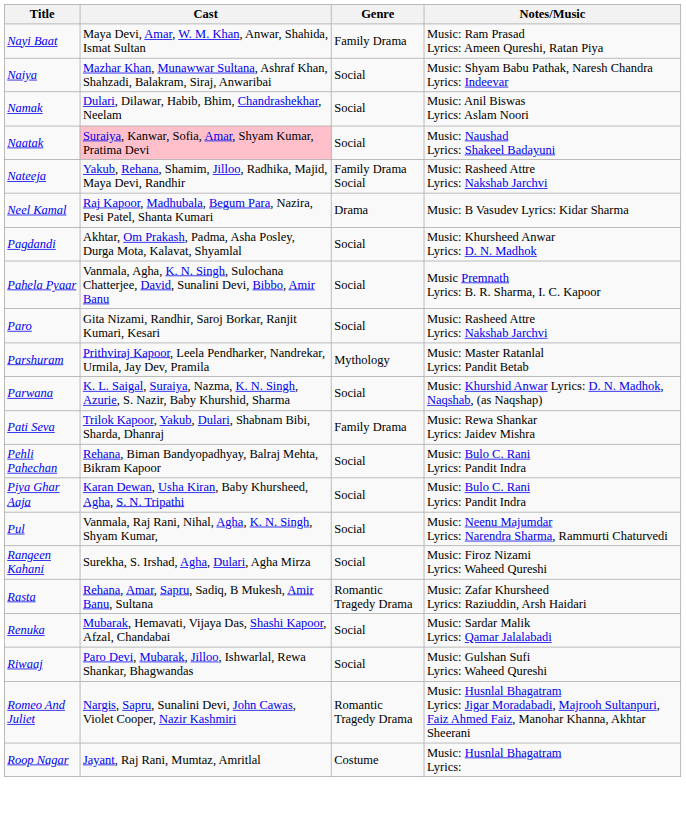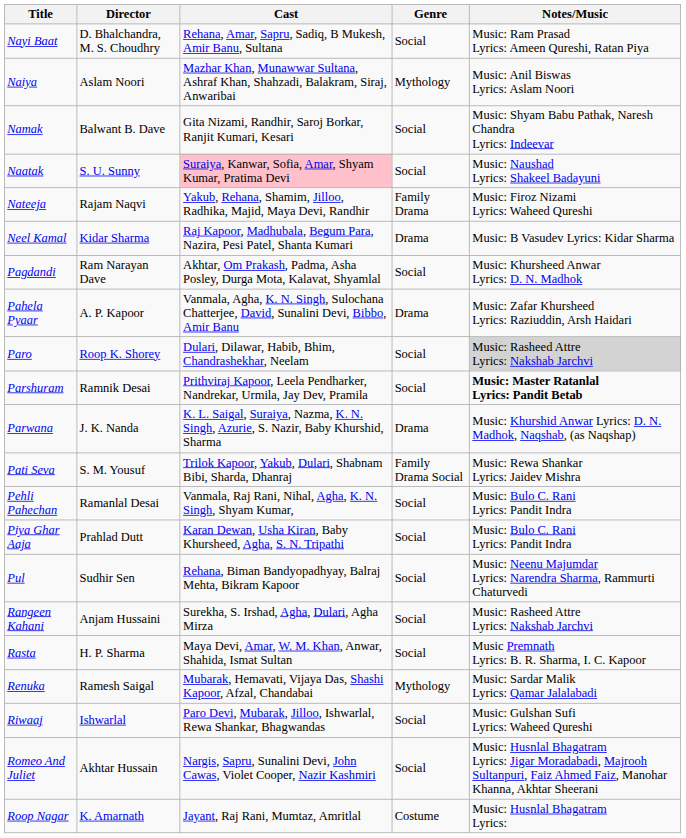+ column: (128, 14)
(205, 41) Maya Devi, Amar, W. M. Khan, Anwar, Shahida, Ismat Sultan -> (284, 41) Rehana, Amar, Sapru, Sadiq, B Mukesh, Amir Banu, Sultana
(370, 41) Family Drama -> (410, 41) Social
(350, 75) Social -> (422, 82) Mythology
(540, 75) Music: Shyam Babu Pathak, Naresh Chandra Lyrics: Indeevar -> (523, 82) Music: Anil Biswas Lyrics: Aslam Noori
(202, 108) Dulari, Dilawar, Habib, Bhim, Chandrashekhar, Neelam -> (273, 129) Gita Nizami, Randhir, Saroj Borkar, Ranjit Kumari, Kesari
(478, 108) Music: Anil Biswas Lyrics: Aslam Noori -> (563, 129) Music: Shyam Babu Pathak, Naresh Chandra Lyrics: Indeevar
(370, 176) Family Drama Social -> (412, 204) Family Drama
(487, 176) Music: Rasheed Attre Lyrics: Nakshab Jarchvi -> (532, 204) Music: Firoz Nizami Lyrics: Waheed Qureshi
(350, 285) Social -> (412, 313) Drama
(514, 285) Music Premnath Lyrics: B. R. Sharma, I. C. Kapoor -> (552, 313) Music: Zafar Khursheed Lyrics: Raziuddin, Arsh Haidari
(190, 325) Gita Nizami, Randhir, Saroj Borkar, Ranjit Kumari, Kesari -> (259, 353) Dulari, Dilawar, Habib, Bhim, Chandrashekhar, Neelam
(487, 325) no background -> (533, 353) lightgrey background
(362, 359) Mythology -> (410, 387) Social
(485, 359) normal -> (536, 387) bold
(350, 393) Social -> (412, 428) Drama
(370, 427) Family Drama -> (429, 469) Family Drama Social
(201, 461) Rehana, Biman Bandyopadhyay, Balraj Mehta, Bikram Kapoor -> (280, 503) Vanmala, Raj Rani, Nihal, Agha, K. N. Singh, Shyam Kumar,
(198, 528) Vanmala, Raj Rani, Nihal, Agha, K. N. Singh, Shyam Kumar, -> (282, 578) Rehana, Biman Bandyopadhyay, Balraj Mehta, Bikram Kapoor
(487, 562) Music: Firoz Nizami Lyrics: Waheed Qureshi -> (533, 618) Music: Rasheed Attre Lyrics: Nakshab Jarchvi
(198, 596) Rehana, Amar, Sapru, Sadiq, B Mukesh, Amir Banu, Sultana -> (282, 652) Maya Devi, Amar, W. M. Khan, Anwar, Shahida, Ismat Sultan
(373, 596) Romantic Tragedy Drama -> (410, 652) Social
(507, 596) Music: Zafar Khursheed Lyrics: Raziuddin, Arsh Haidari -> (559, 652) Music Premnath Lyrics: B. R. Sharma, I. C. Kapoor
(350, 630) Social -> (422, 686) Mythology
(373, 712) Romantic Tragedy Drama -> (410, 768) Social
